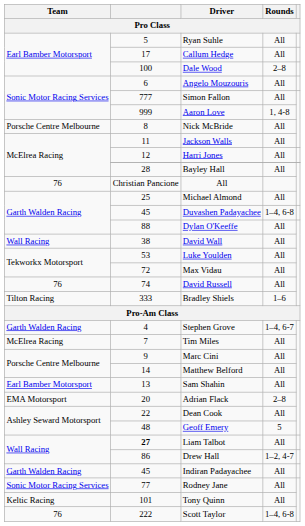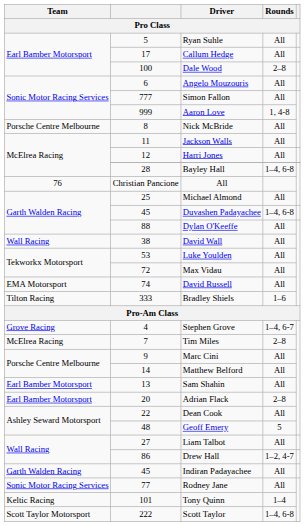(279, 169) All -> (279, 169) 1–4, 6-8
(57, 284) 76 -> (36, 284) EMA Motorsport
(44, 327) Garth Walden Racing -> (31, 327) Grove Racing
(279, 341) All -> (279, 341) 2–8
(36, 398) EMA Motorsport -> (49, 398) Earl Bamber Motorsport
(146, 442) bold -> (146, 442) normal
(279, 499) All -> (279, 499) 1–4
(57, 513) 76 -> (48, 513) Scott Taylor Motorsport
